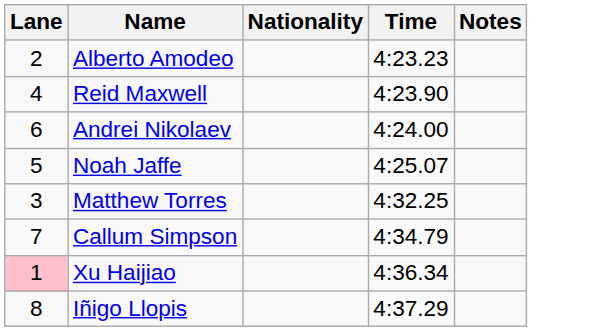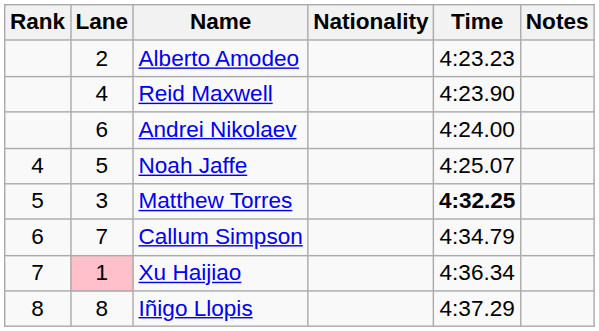+ column: (37, 22)
(411, 201) normal -> (477, 201) bold
